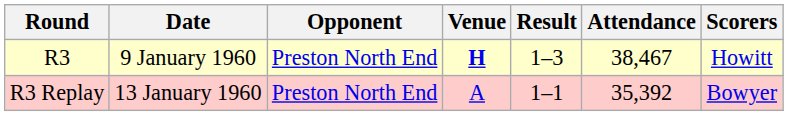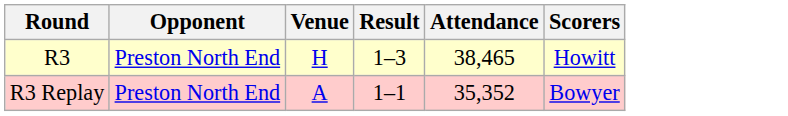- column: (188, 22)
(477, 57) bold -> (320, 57) normal
(642, 57) 38,467 -> (484, 57) 38,465
(642, 92) 35,392 -> (484, 92) 35,352
